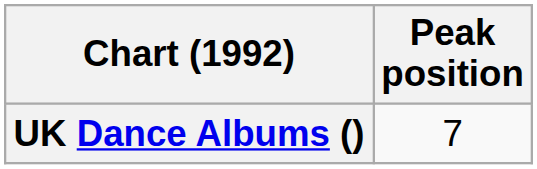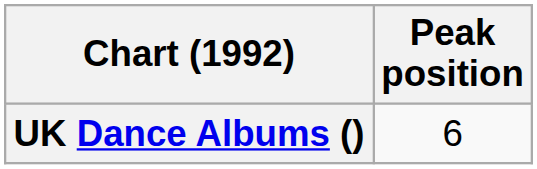(453, 132) 7 -> (453, 132) 6
